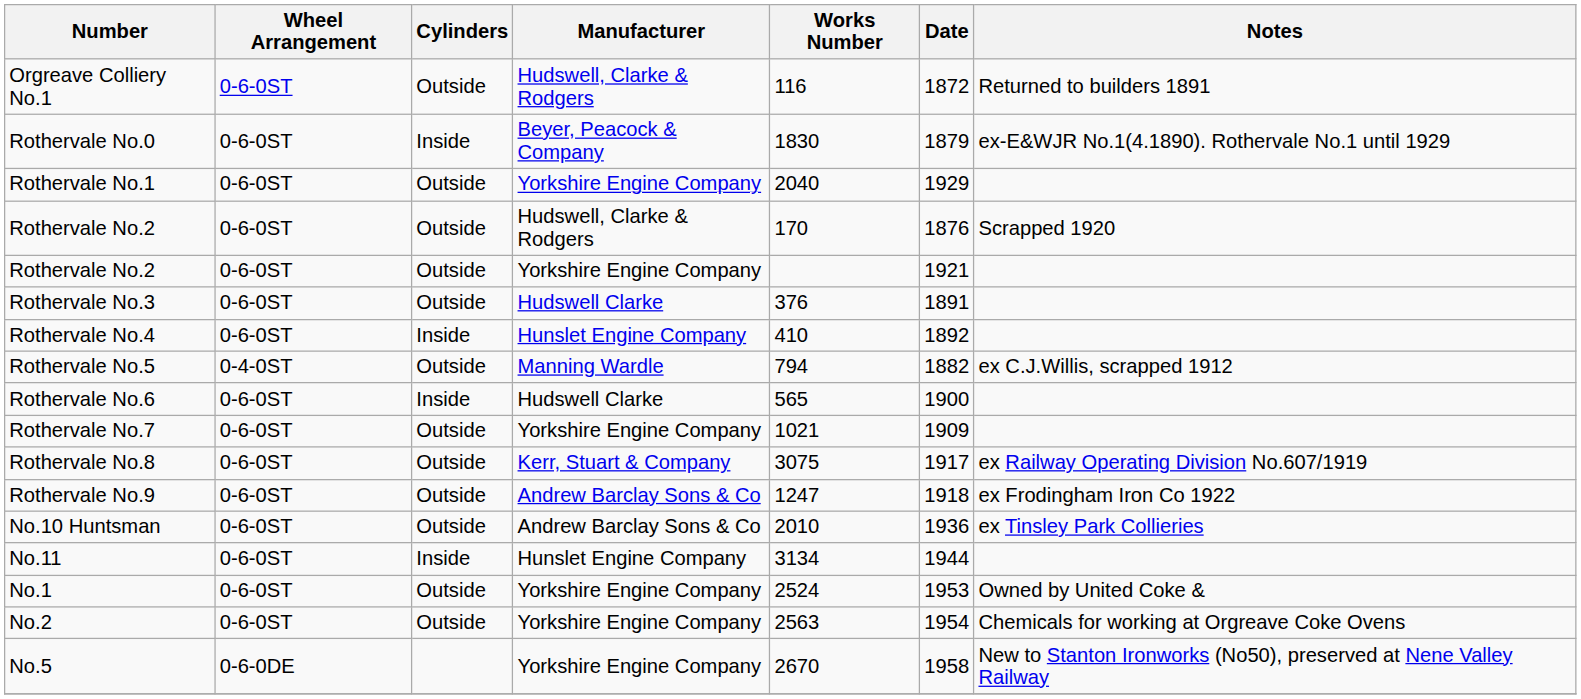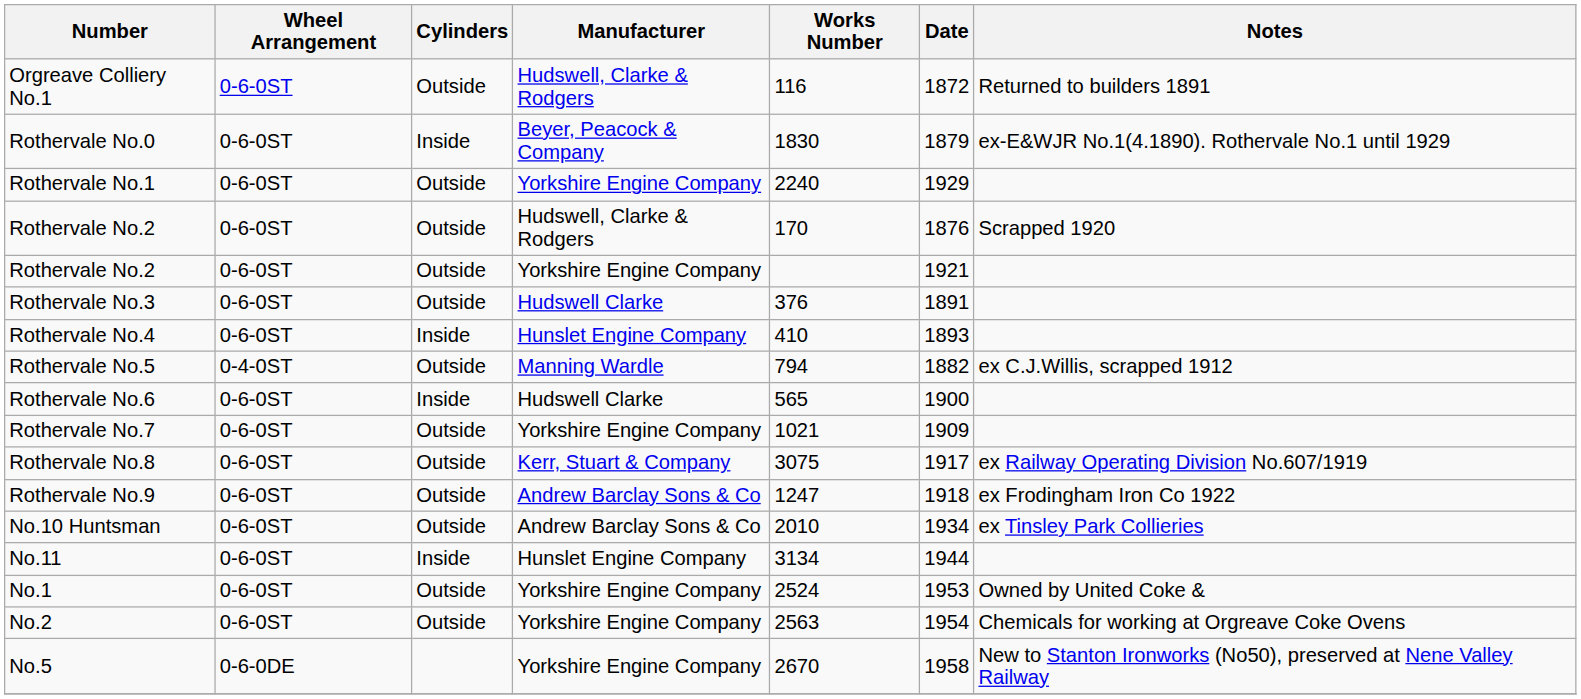(797, 184) 2040 -> (797, 184) 2240
(947, 335) 1892 -> (947, 335) 1893
(947, 526) 1936 -> (947, 526) 1934
